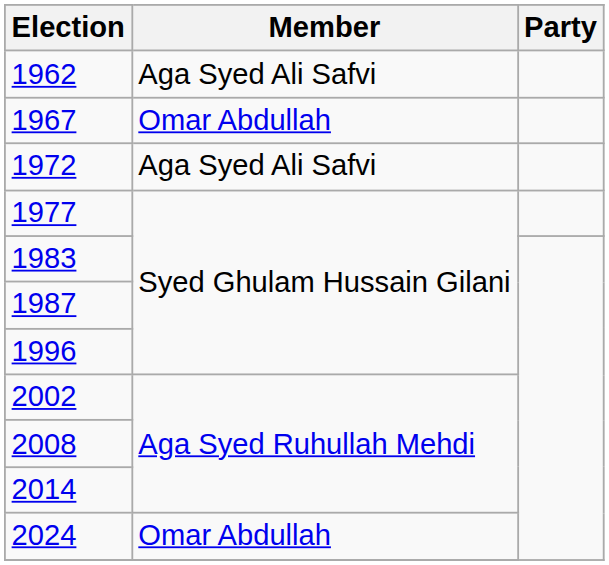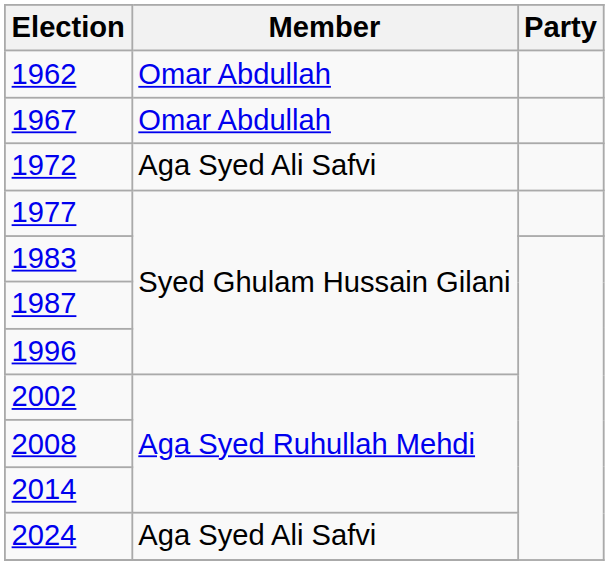(257, 73) Aga Syed Ali Safvi -> (235, 73) Omar Abdullah
(235, 535) Omar Abdullah -> (257, 535) Aga Syed Ali Safvi
